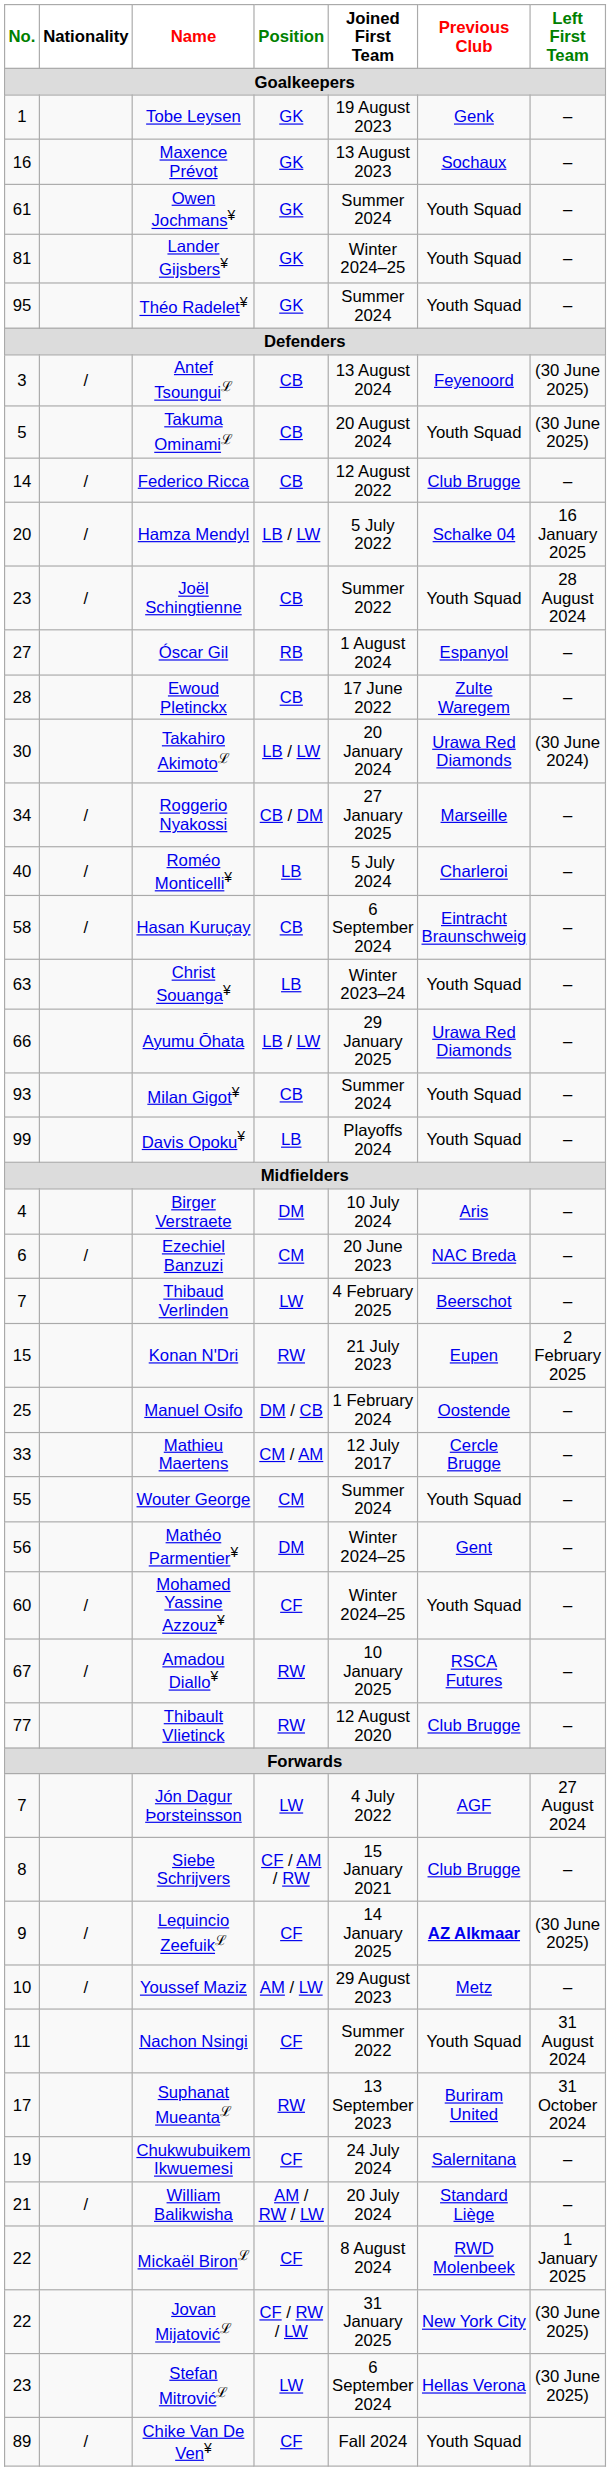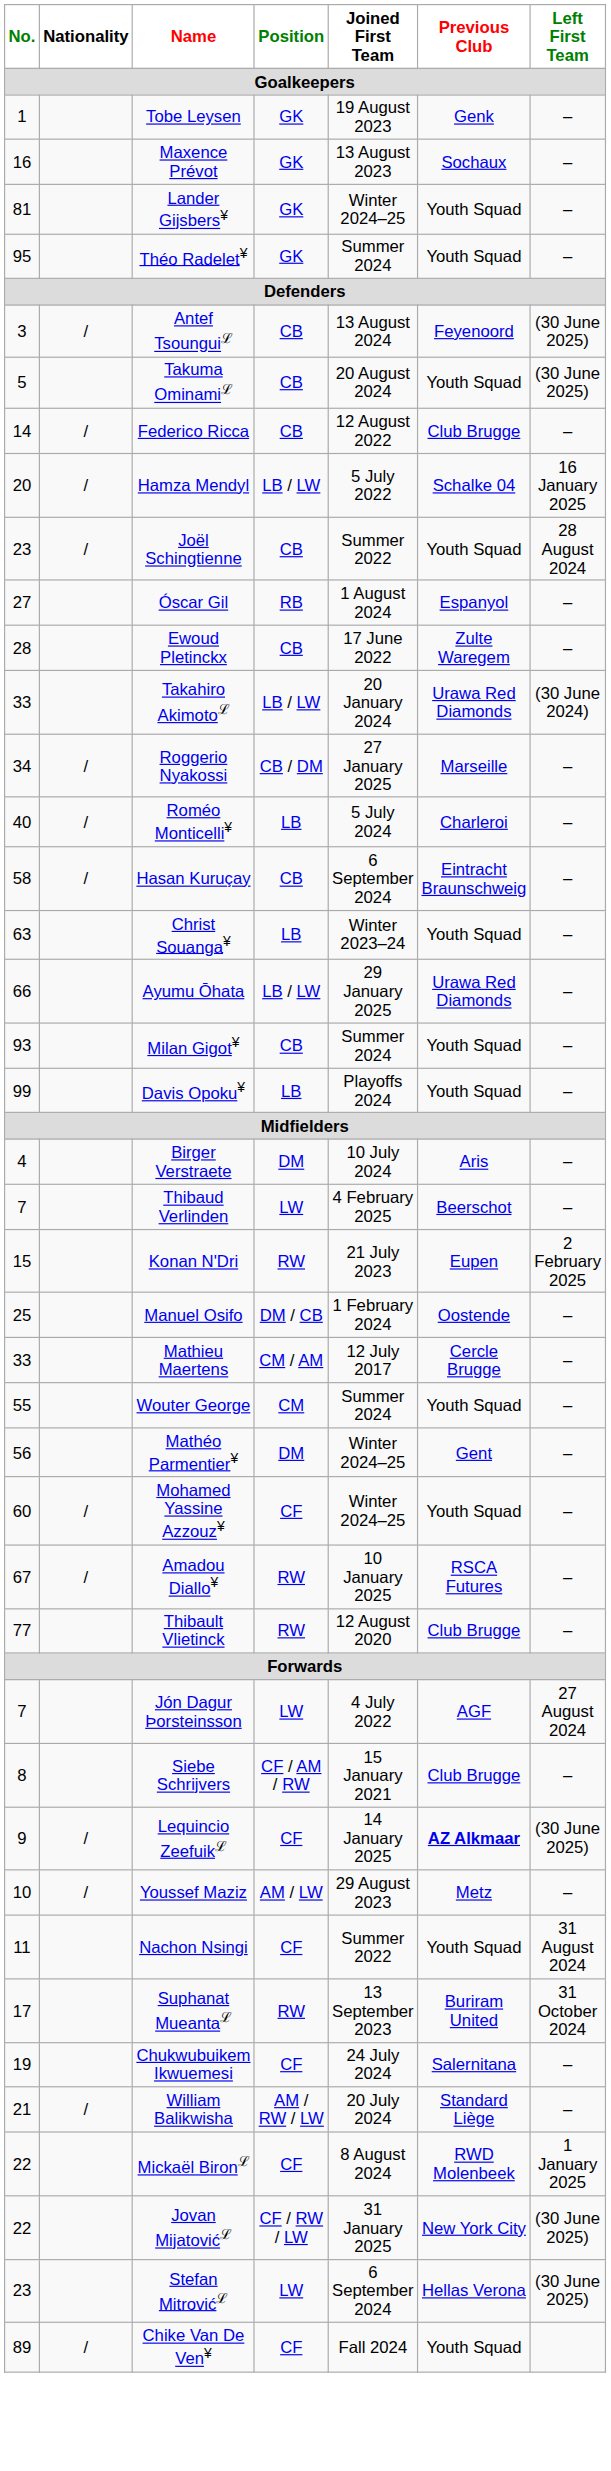- row: (193, 209)
(22, 752) 30 -> (22, 702) 33
- row: (193, 1257)
